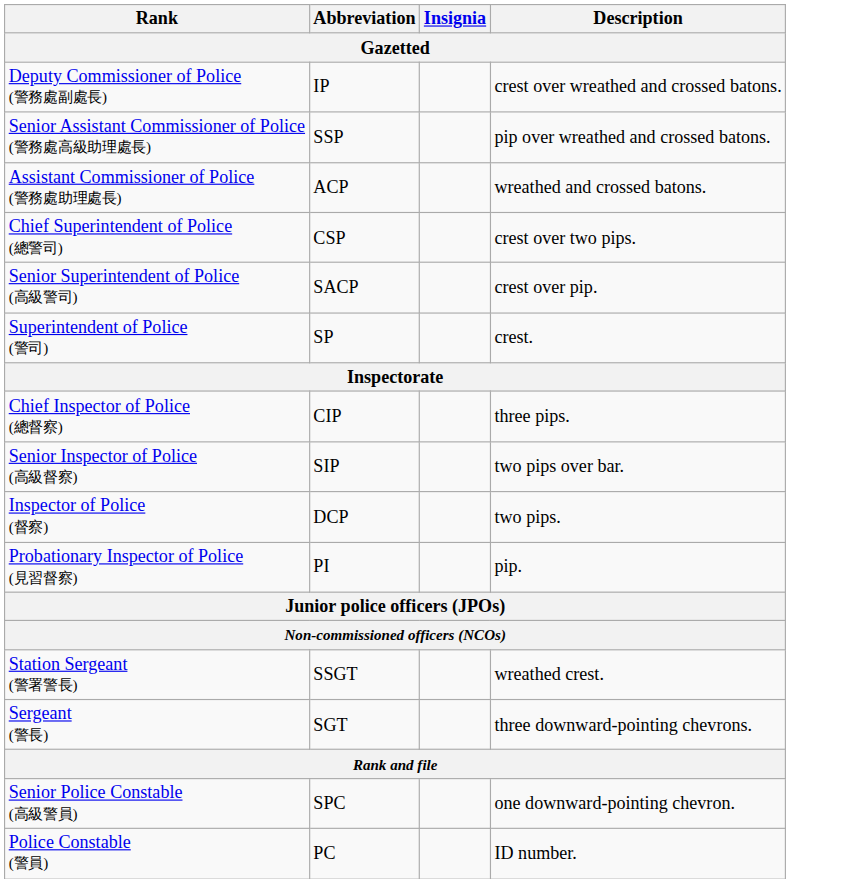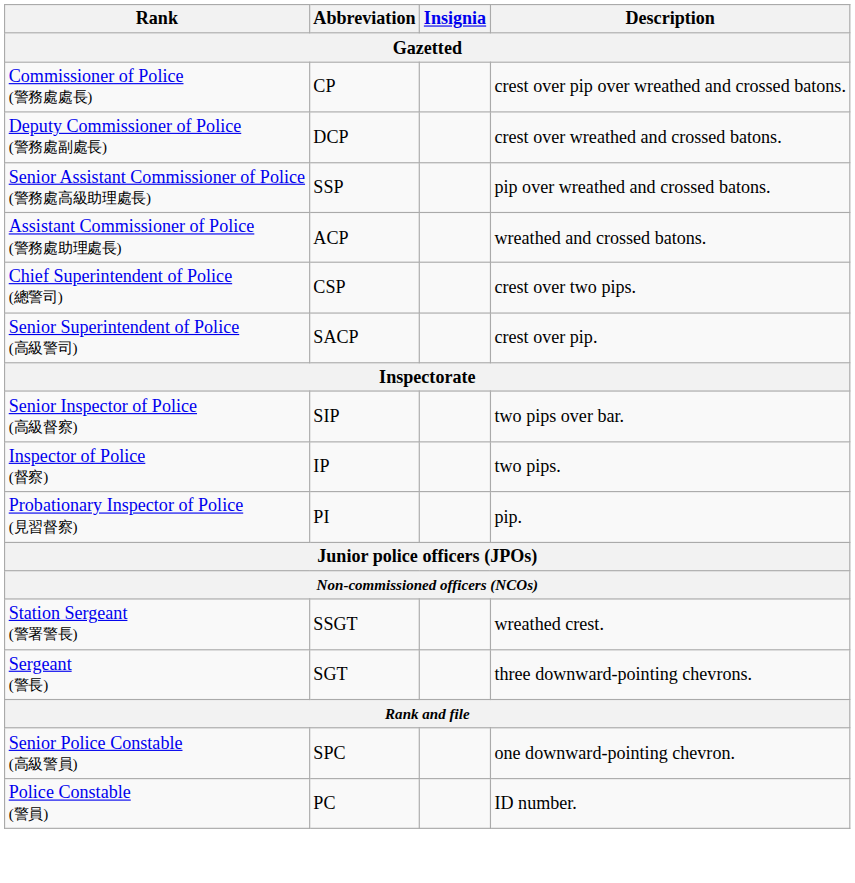+ row: (96, 86)
(321, 86) IP -> (331, 137) DCP
- row: (98, 337)
- row: (99, 415)
(331, 516) DCP -> (321, 466) IP
